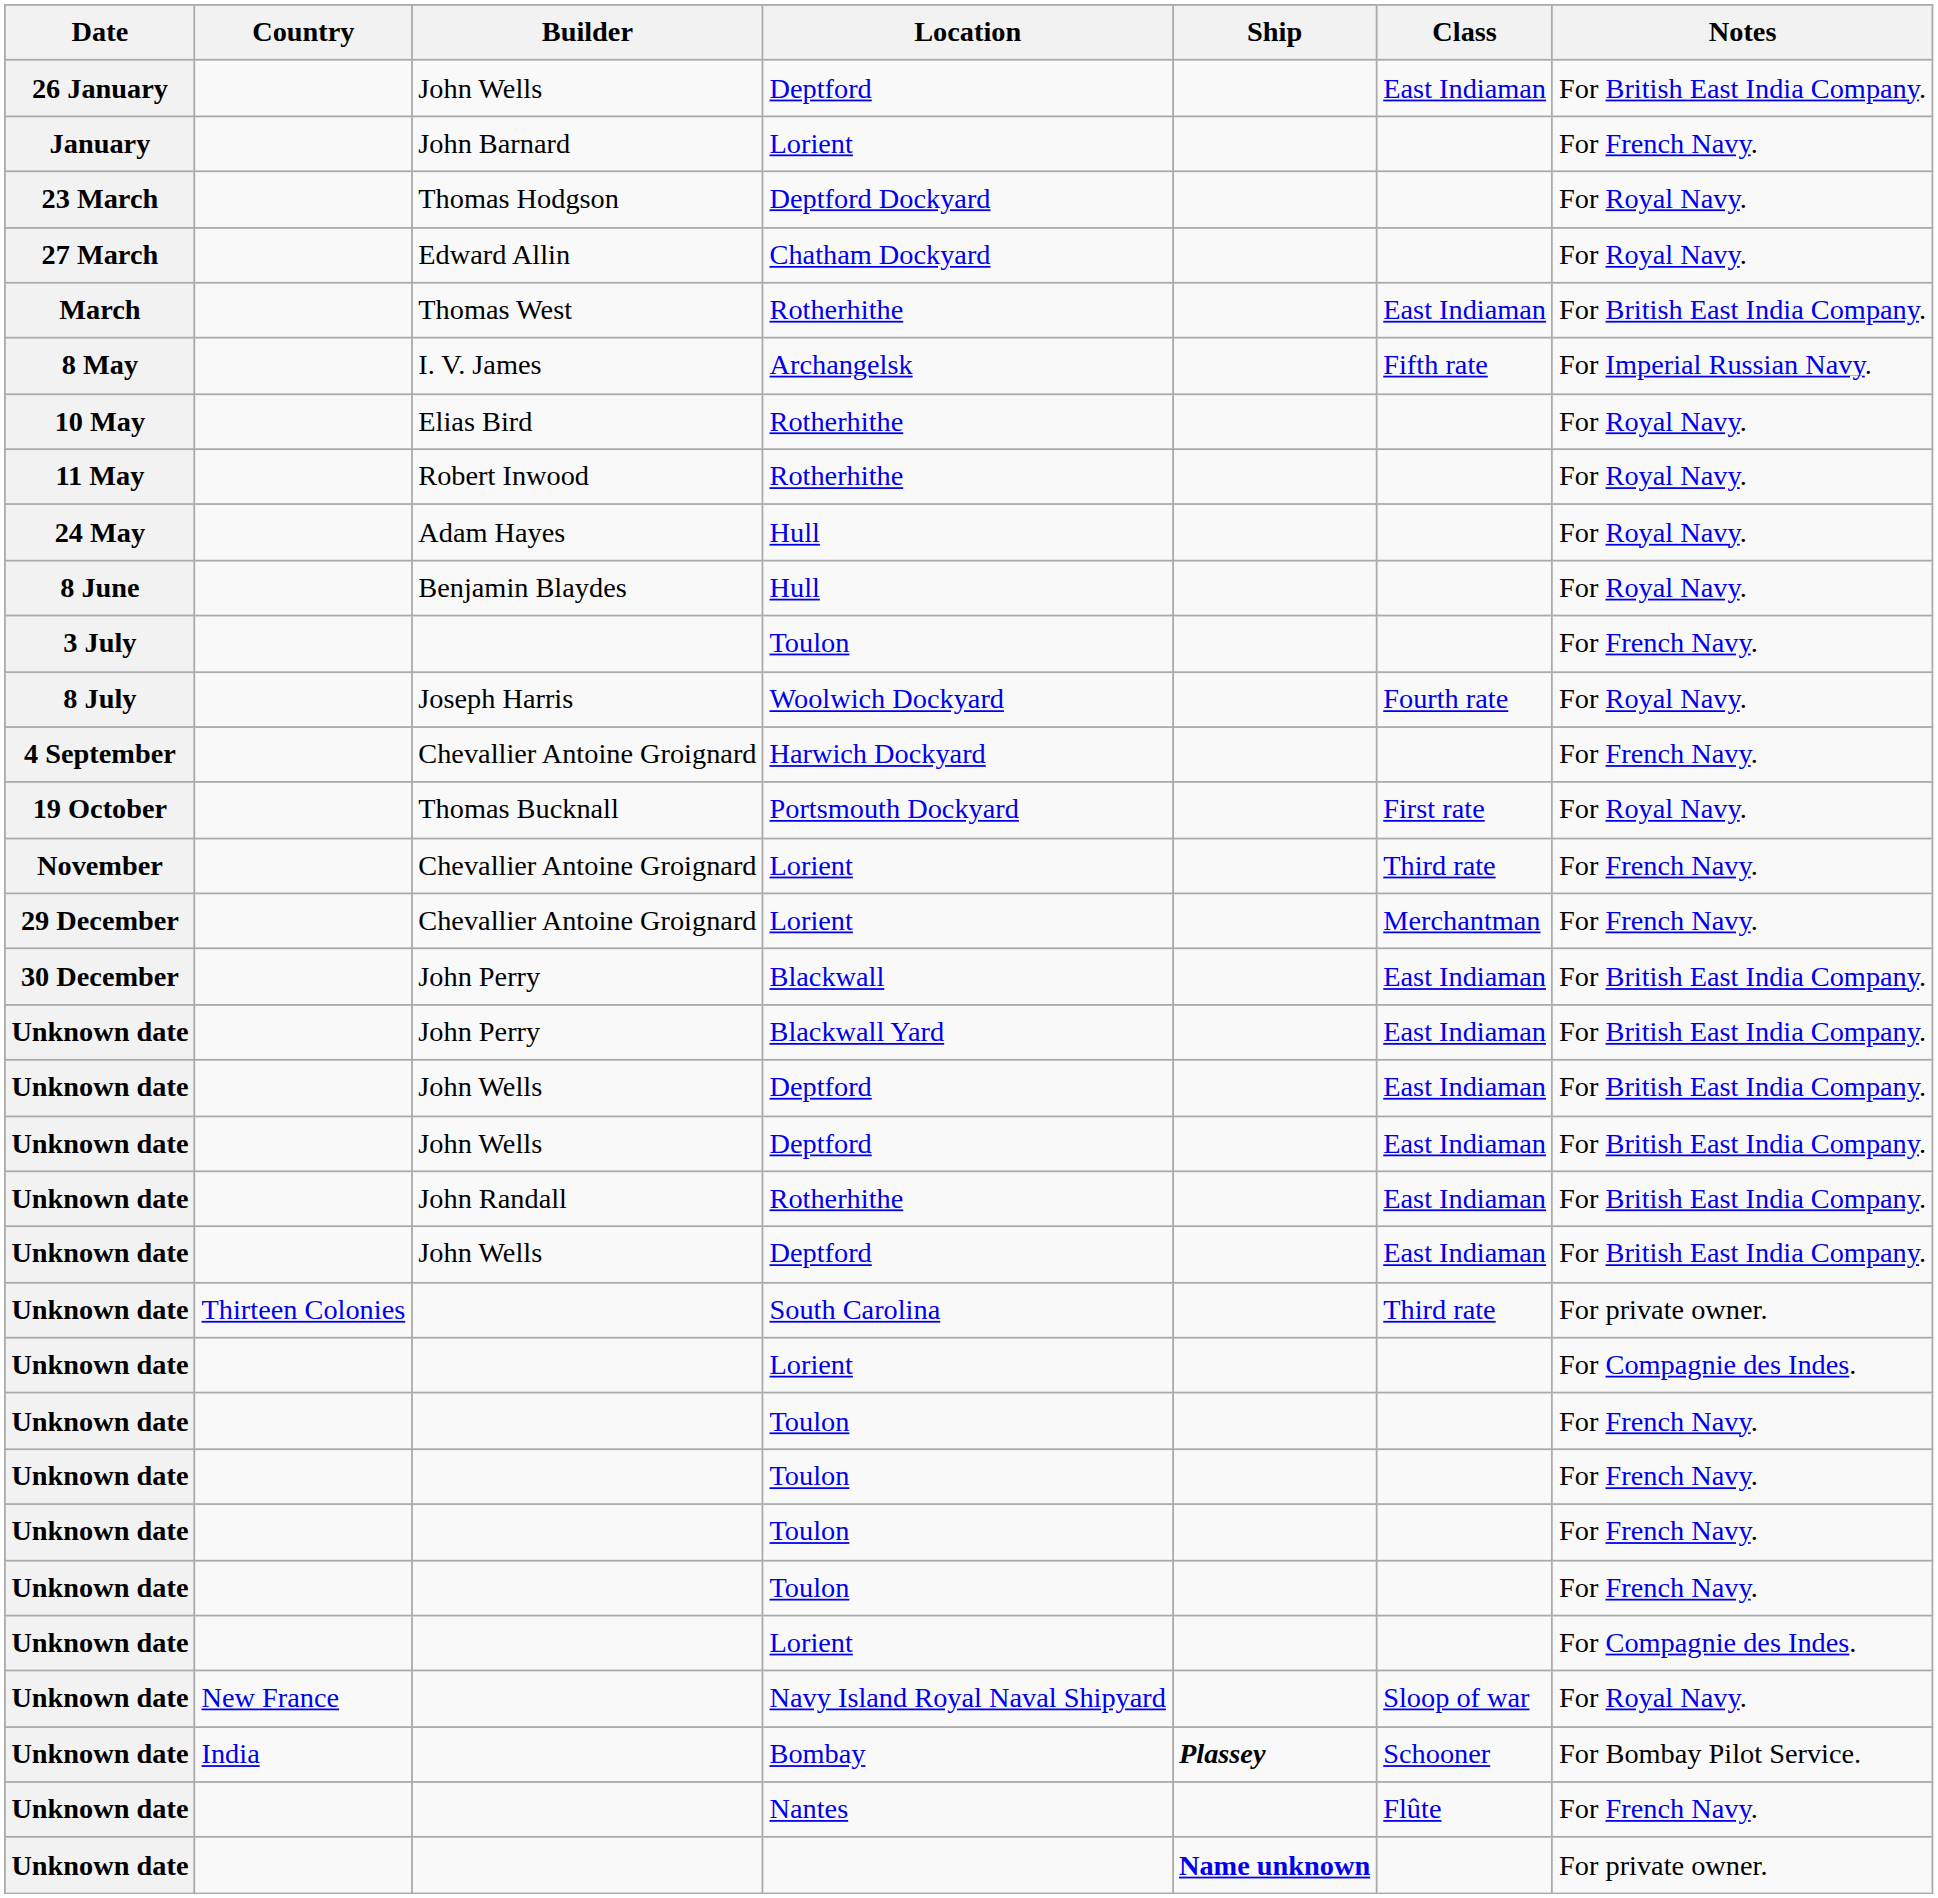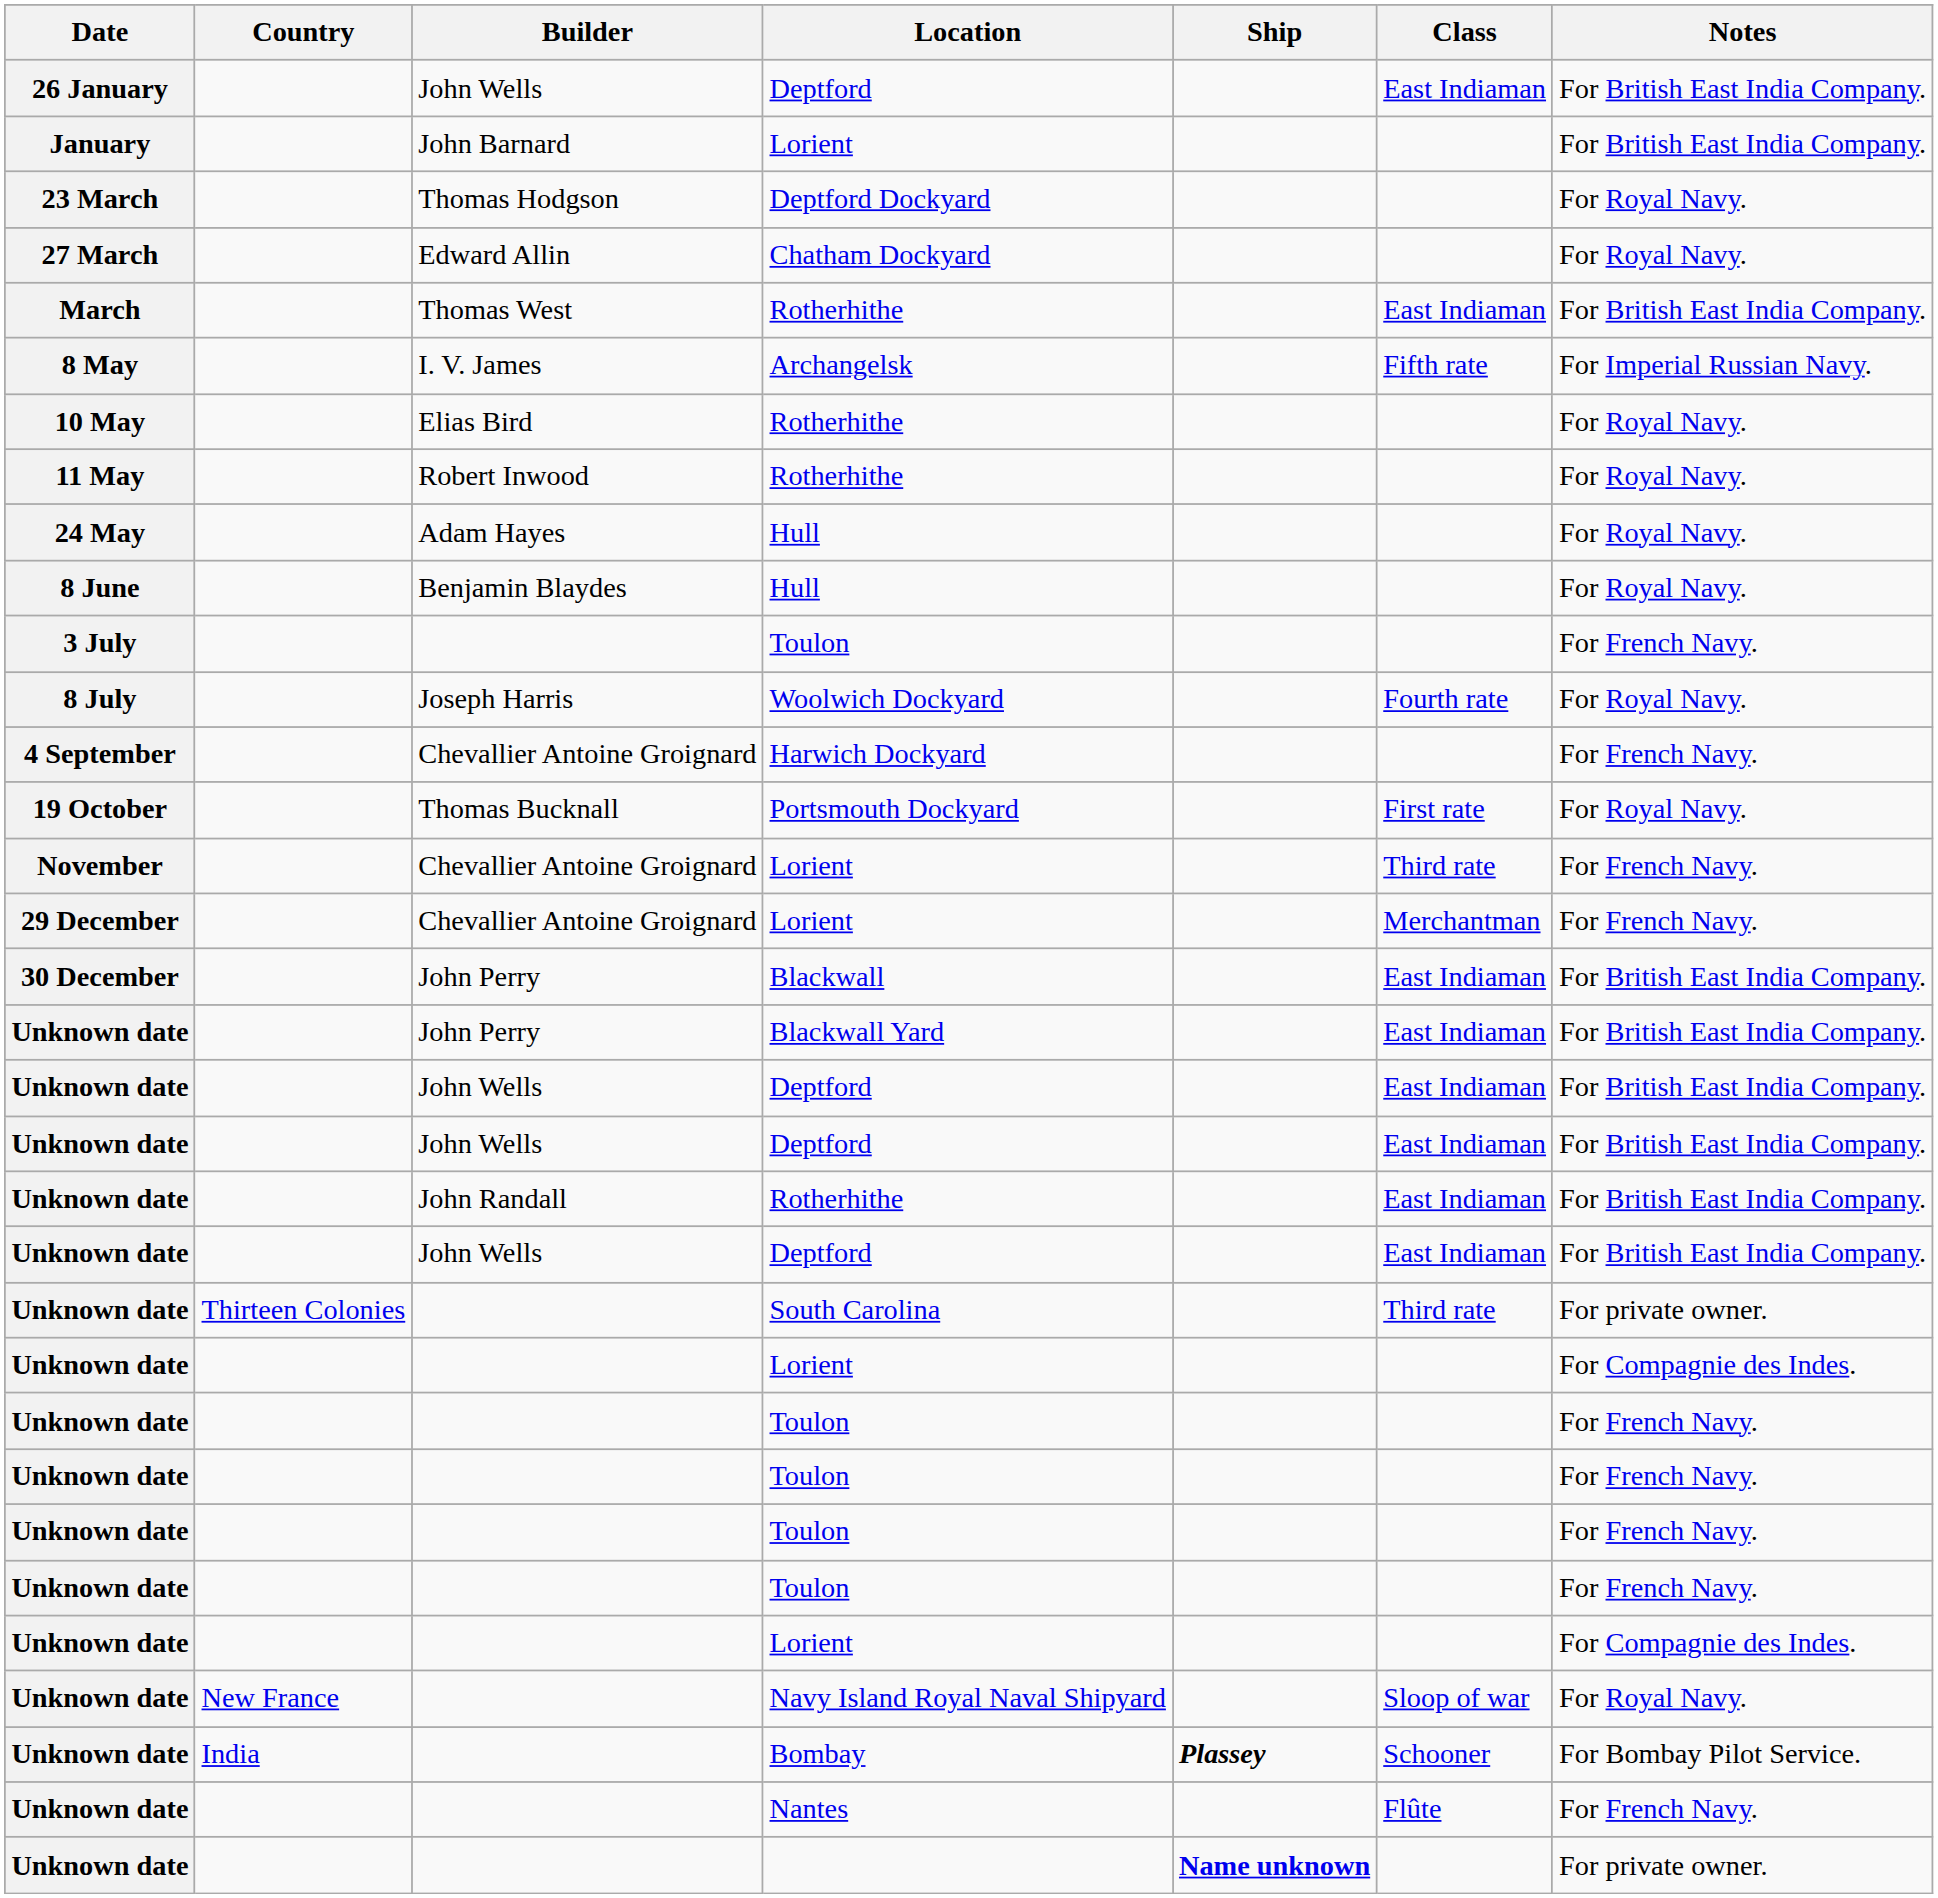(1658, 143) For French Navy. -> (1743, 143) For British East India Company.
